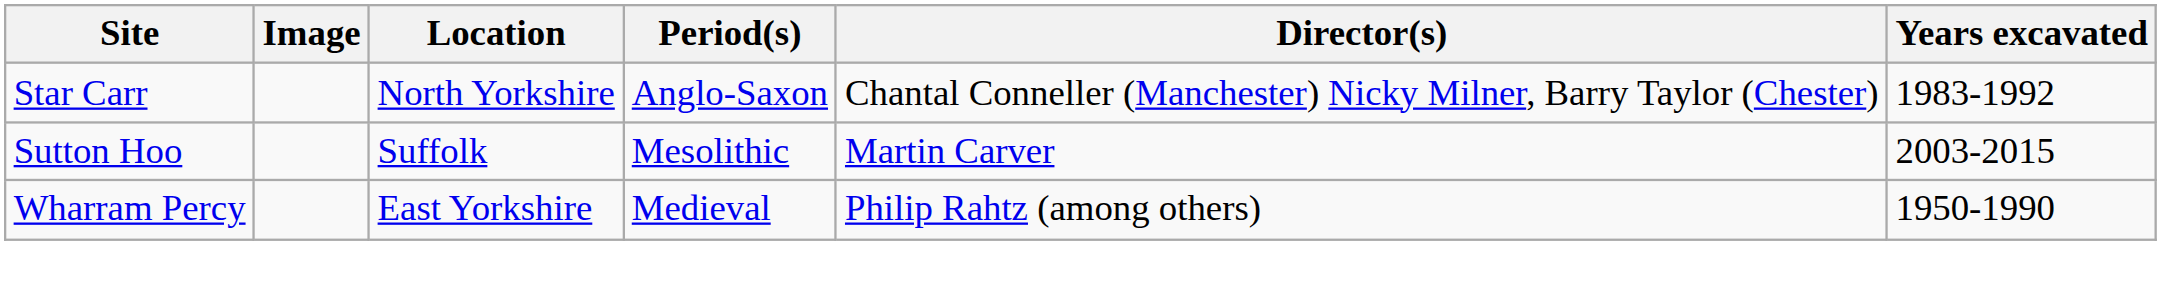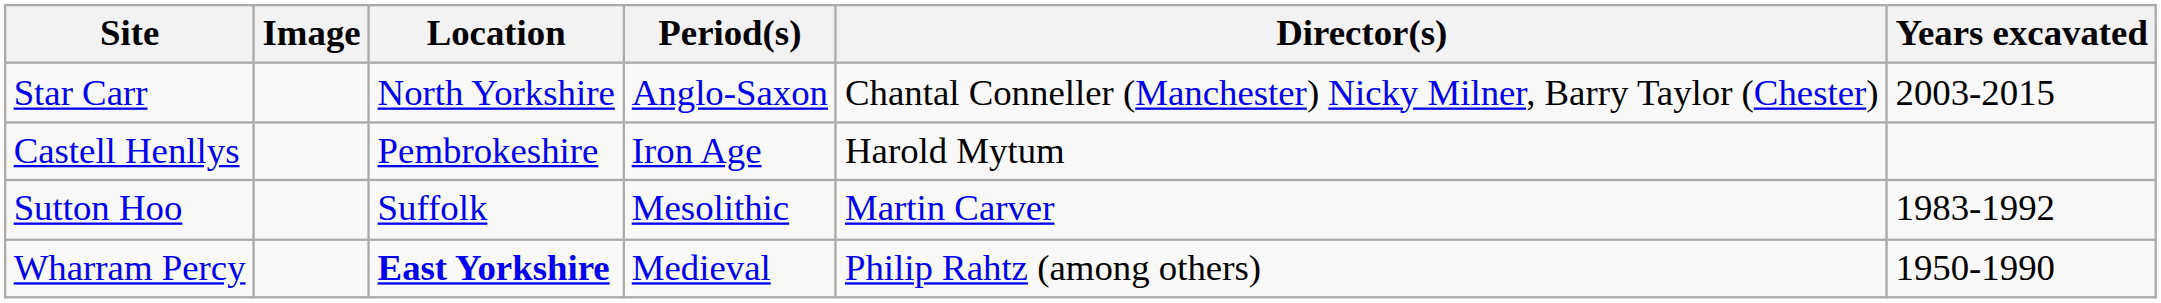(1975, 92) 1983-1992 -> (1975, 92) 2003-2015
+ row: (127, 150)
(1975, 150) 2003-2015 -> (1975, 208) 1983-1992
(485, 208) normal -> (494, 267) bold
